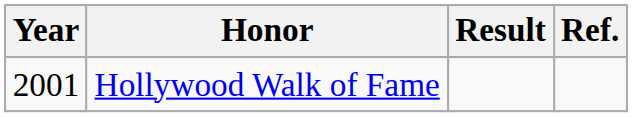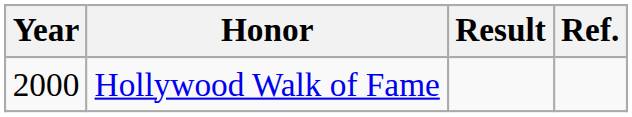(46, 83) 2001 -> (46, 83) 2000
